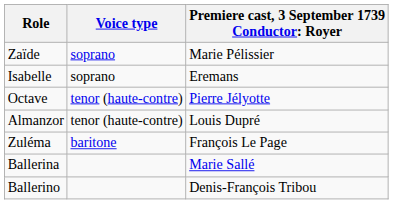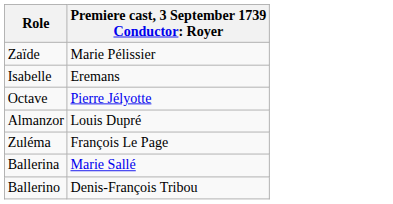- column: (127, 23)
